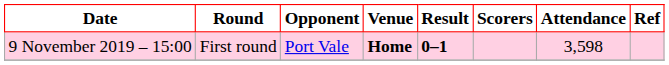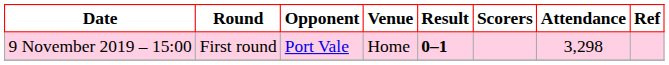(390, 45) bold -> (389, 45) normal
(583, 45) 3,598 -> (583, 45) 3,298
